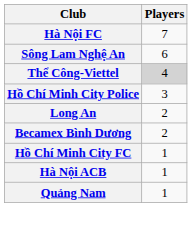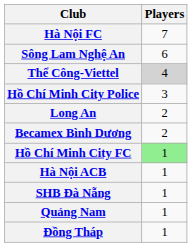(165, 152) no background -> (165, 152) lightgreen background
+ row: (73, 192)
+ row: (73, 232)
